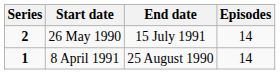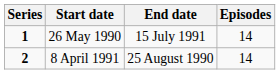(25, 36) 2 -> (25, 36) 1
(25, 58) 1 -> (25, 58) 2
